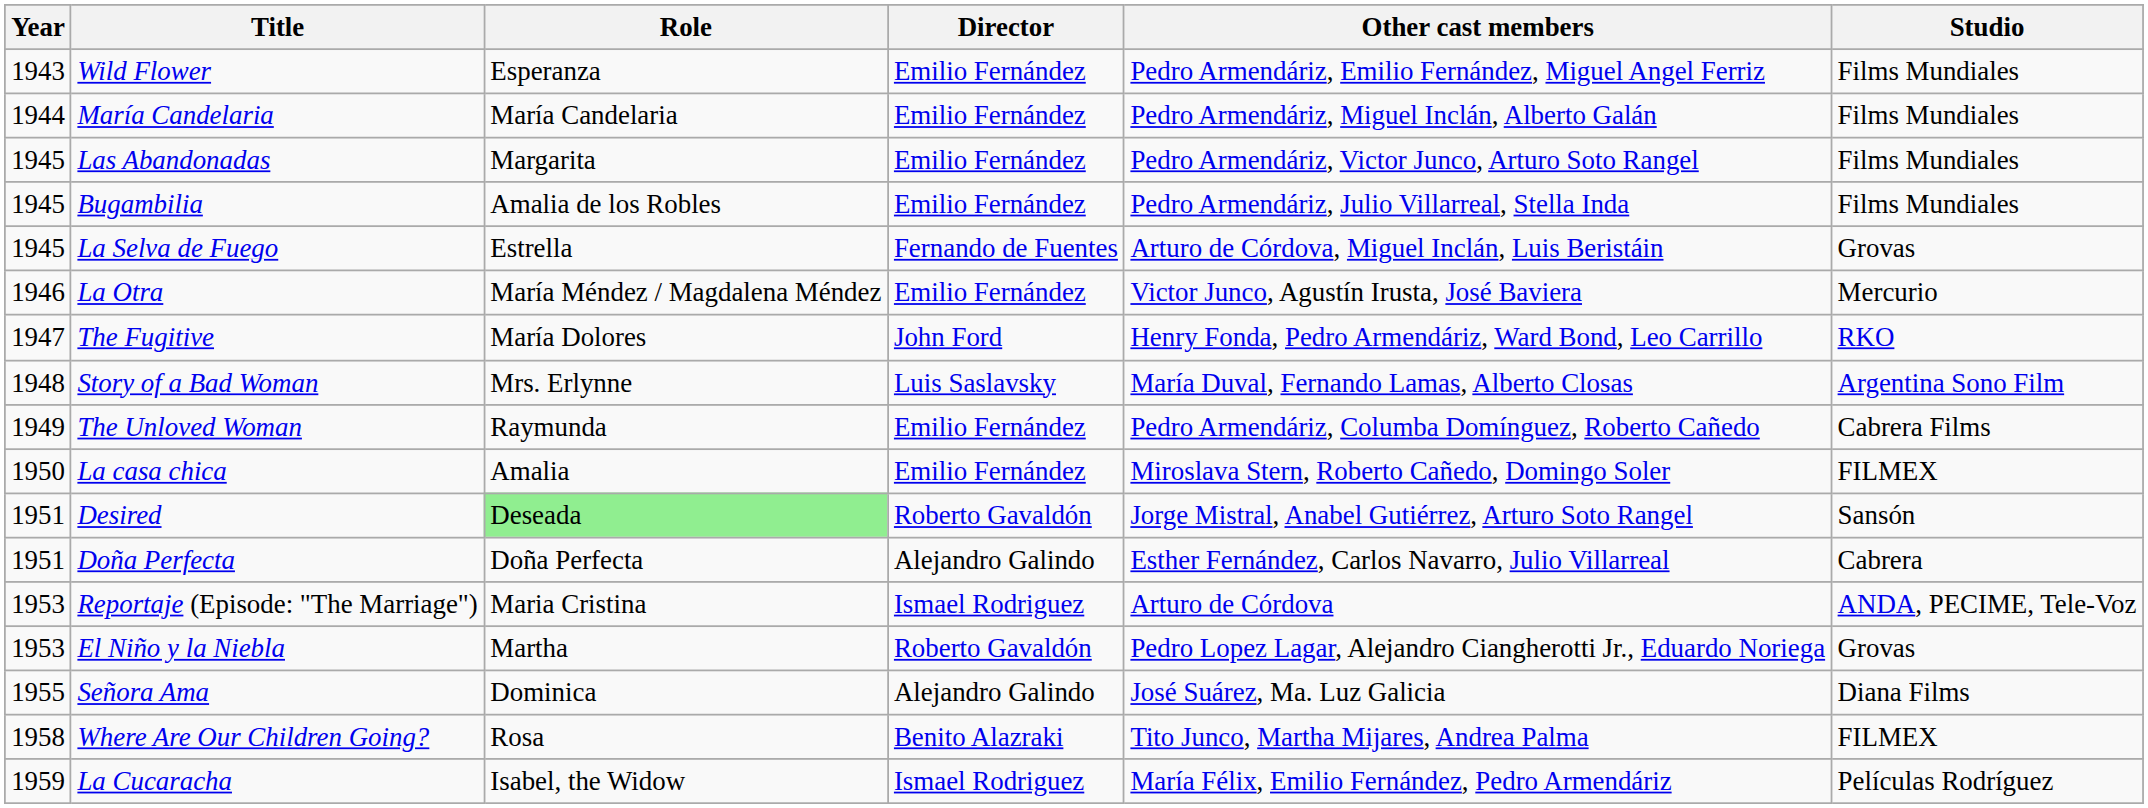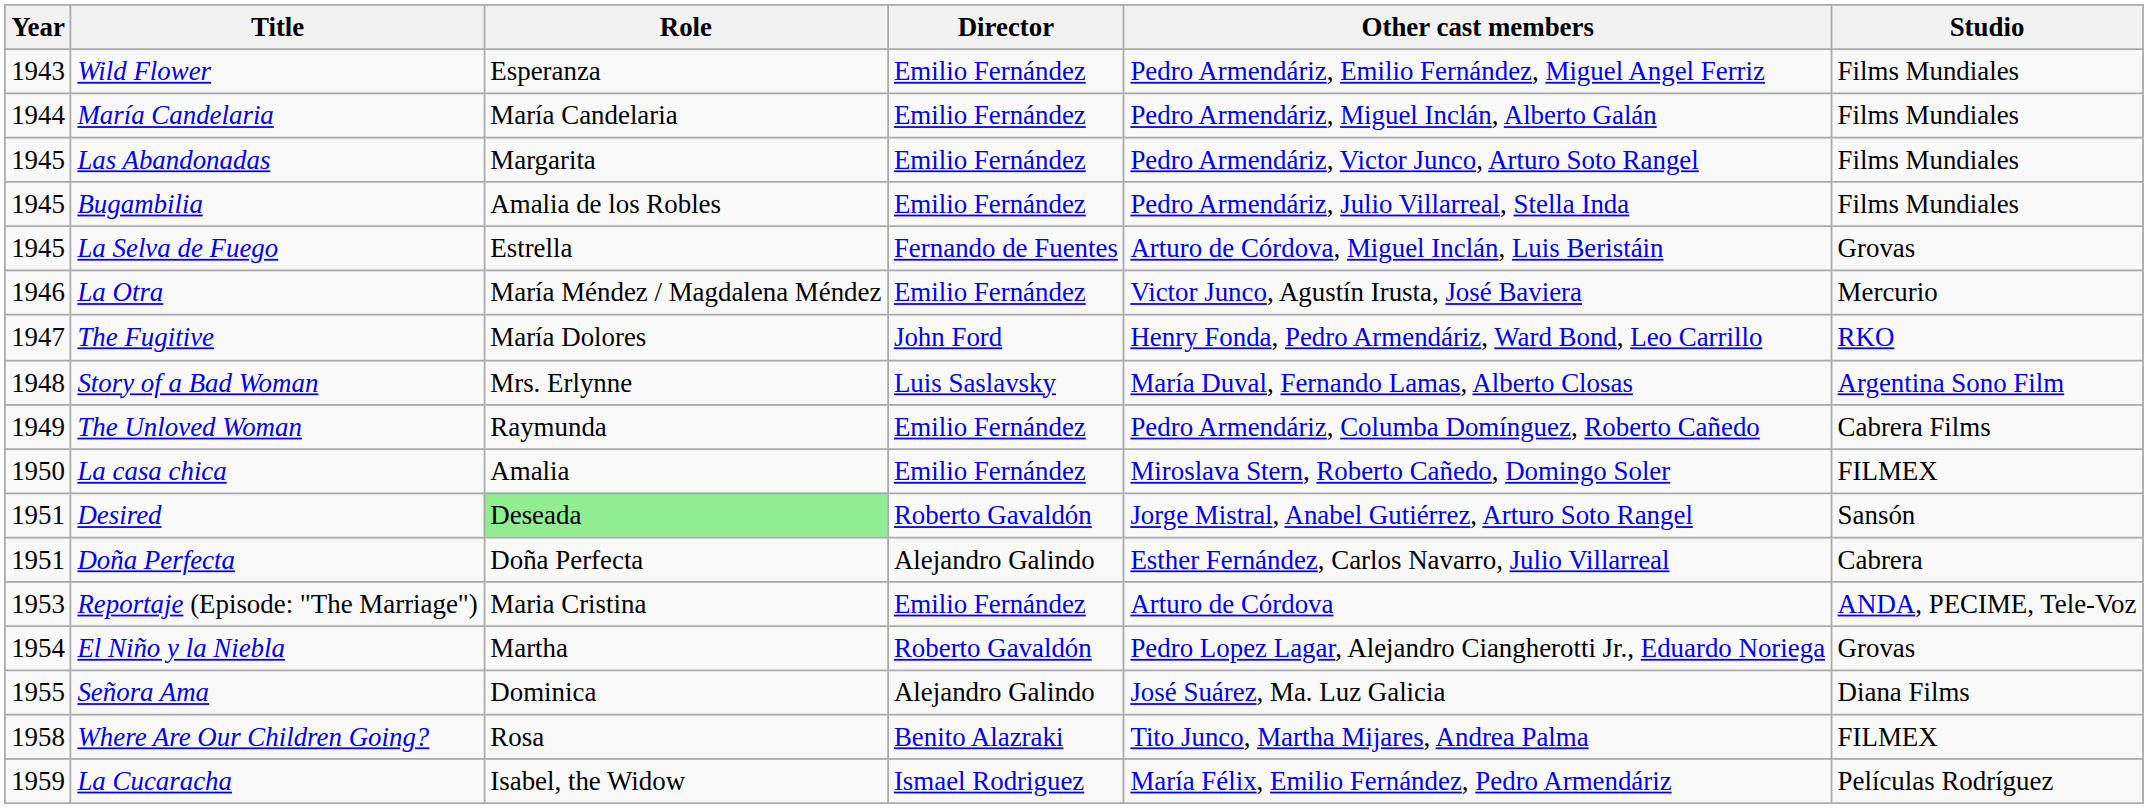(989, 603) Ismael Rodriguez -> (990, 603) Emilio Fernández
(38, 647) 1953 -> (38, 647) 1954
